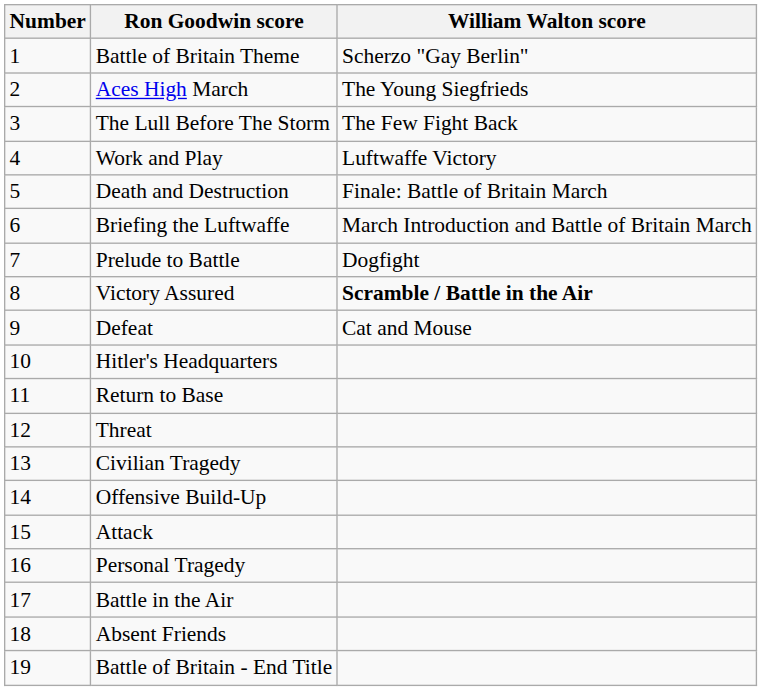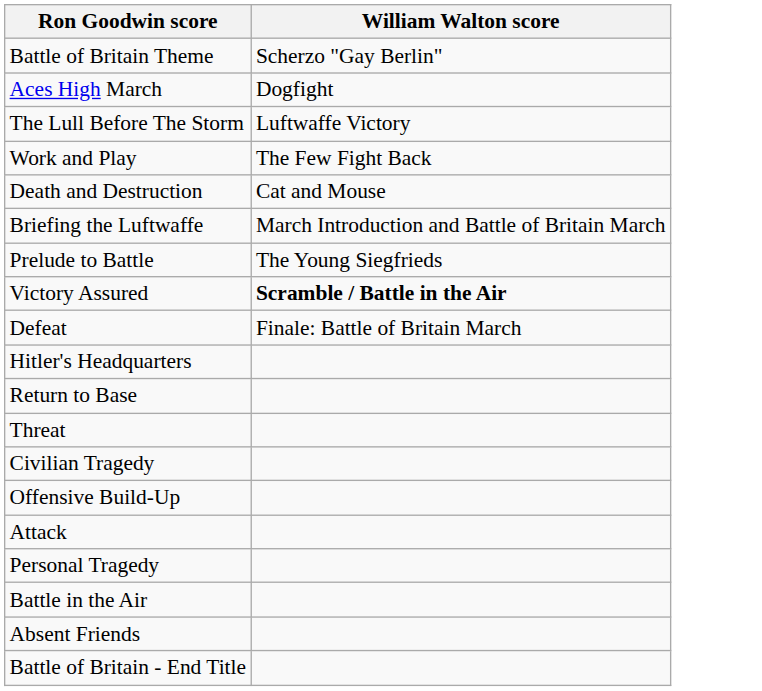- column: (48, 21)
(435, 89) The Young Siegfrieds -> (295, 89) Dogfight
(430, 123) The Few Fight Back -> (333, 123) Luftwaffe Victory
(419, 157) Luftwaffe Victory -> (344, 157) The Few Fight Back
(475, 191) Finale: Battle of Britain March -> (321, 191) Cat and Mouse
(381, 259) Dogfight -> (349, 259) The Young Siegfrieds
(407, 327) Cat and Mouse -> (389, 327) Finale: Battle of Britain March
